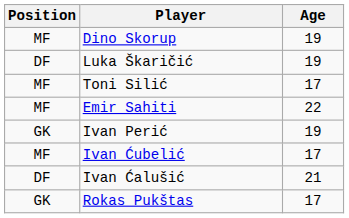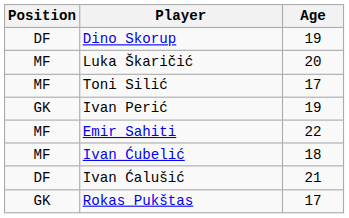(42, 39) MF -> (42, 39) DF
(42, 62) DF -> (42, 62) MF
(313, 62) 19 -> (313, 62) 20
rows swapped: (125, 132) <-> (129, 108)
(313, 155) 17 -> (313, 155) 18
